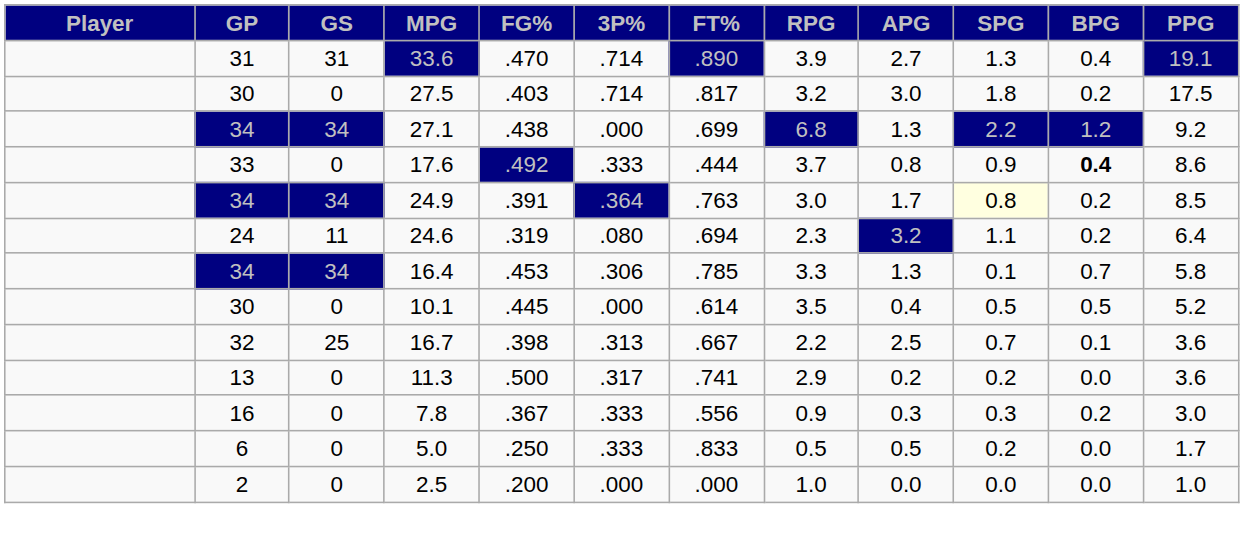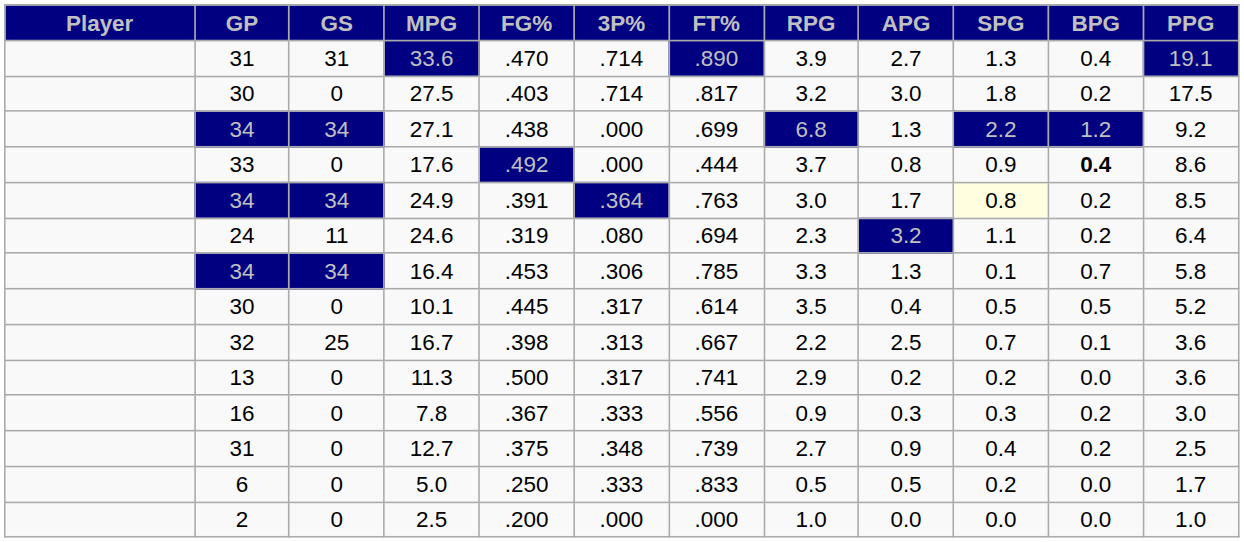(621, 165) .333 -> (621, 165) .000
(621, 307) .000 -> (621, 307) .317
+ row: (432, 449)
